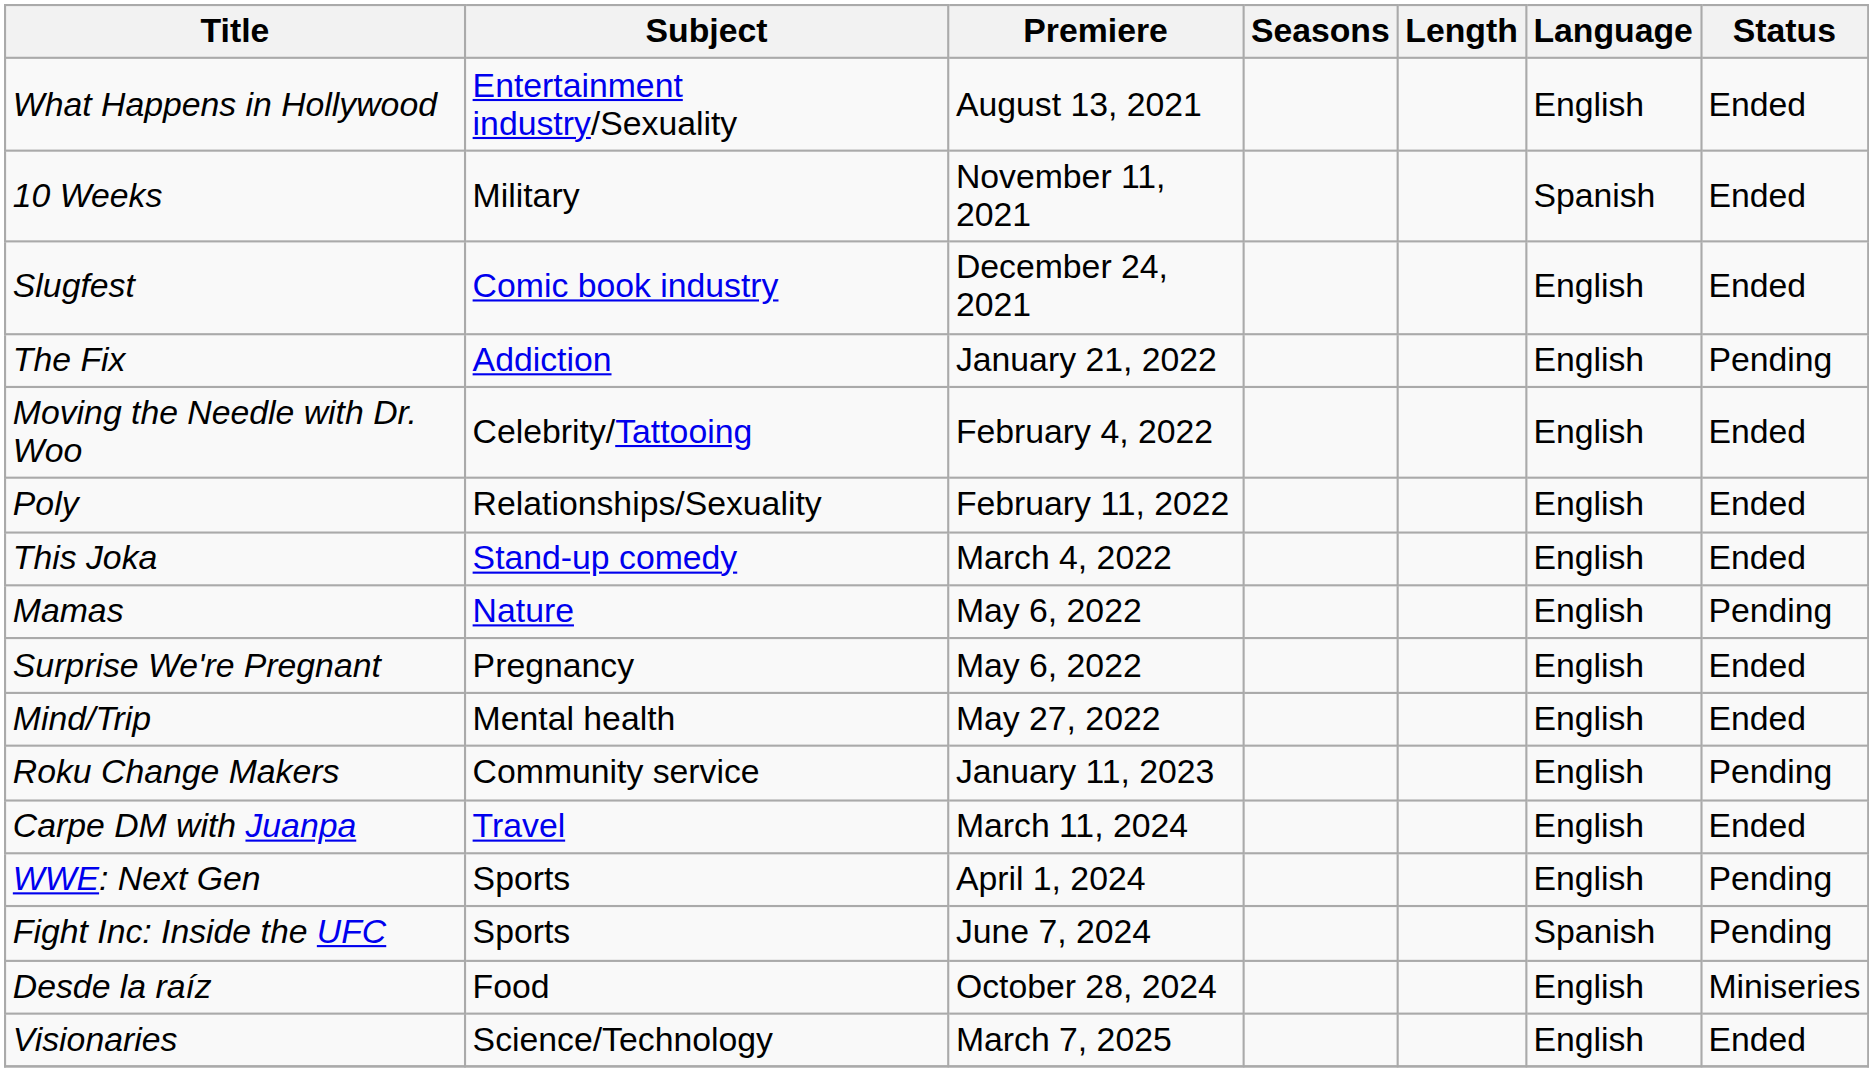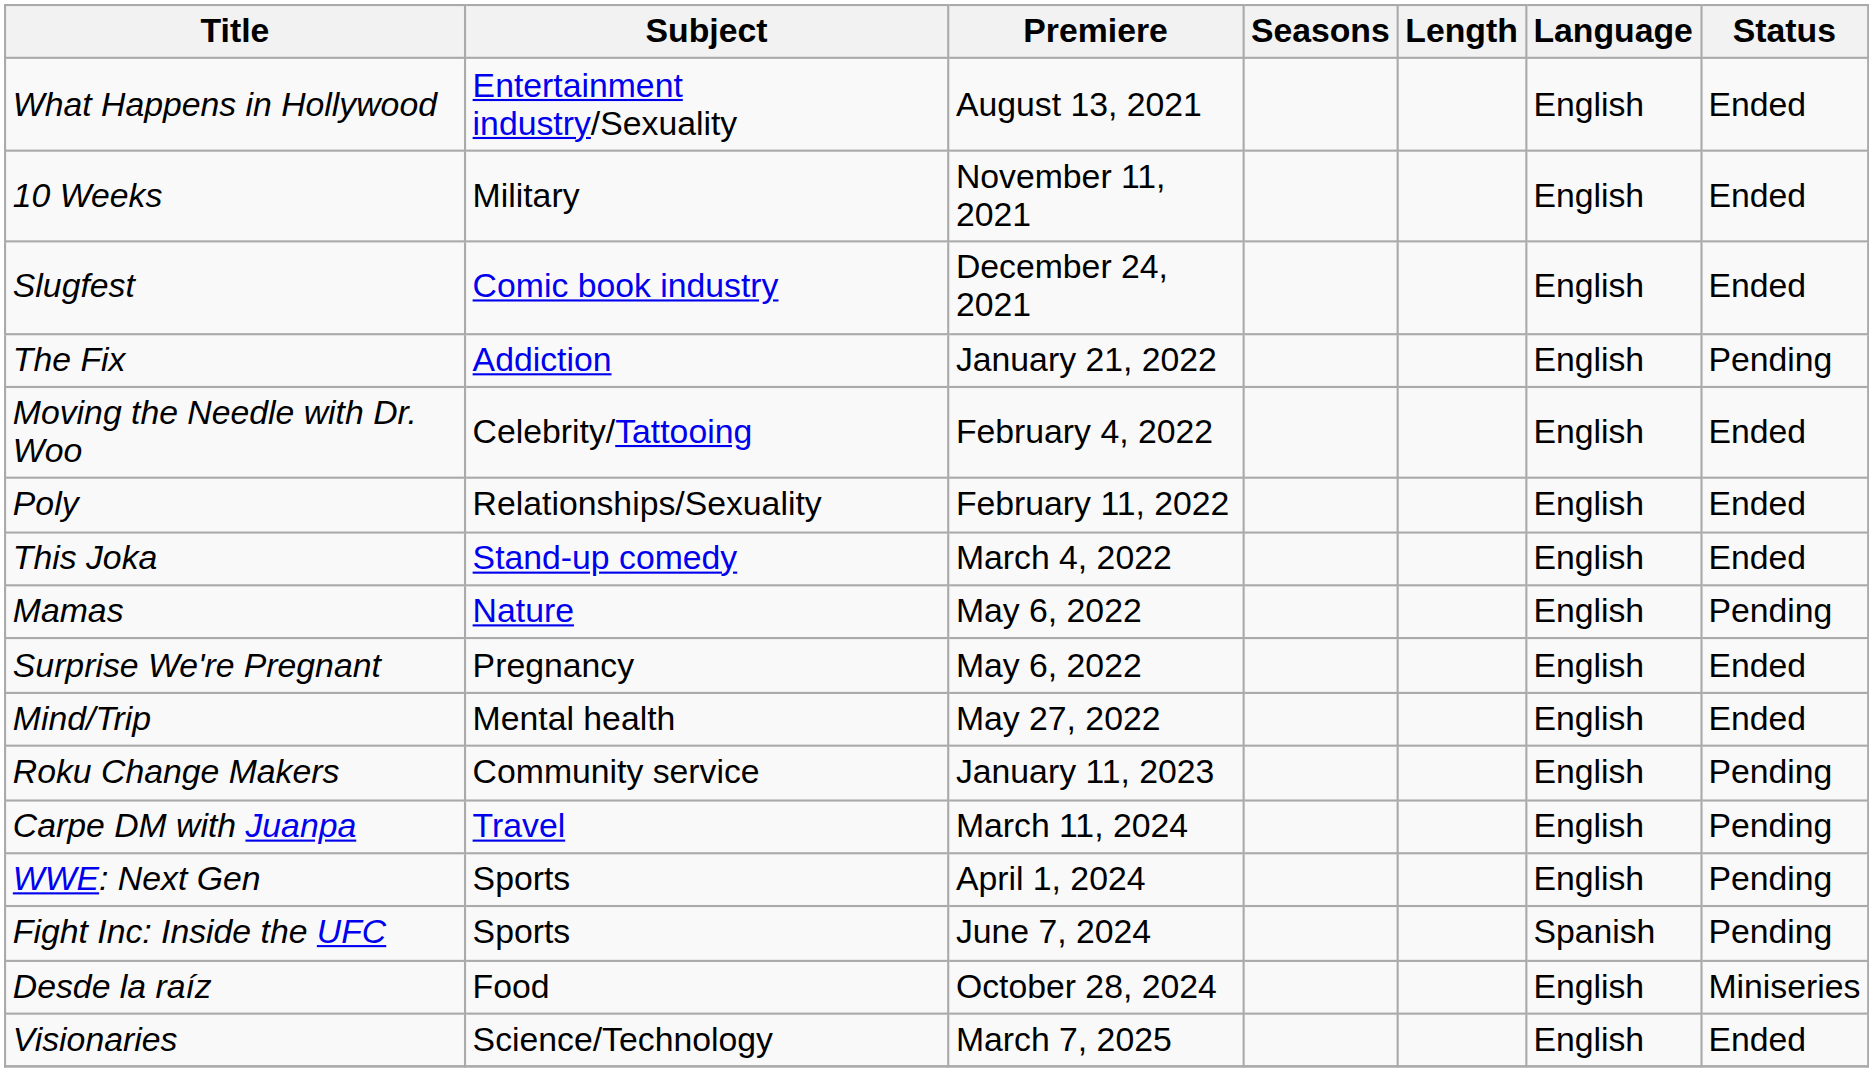(1594, 195) Spanish -> (1589, 195) English
(1757, 825) Ended -> (1770, 825) Pending
